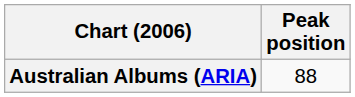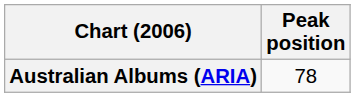(306, 75) 88 -> (306, 75) 78
